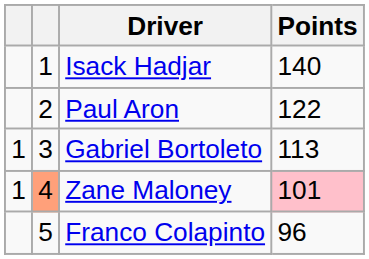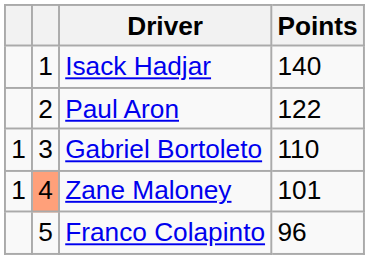(298, 149) 113 -> (298, 149) 110
(299, 191) pink background -> (299, 191) no background
